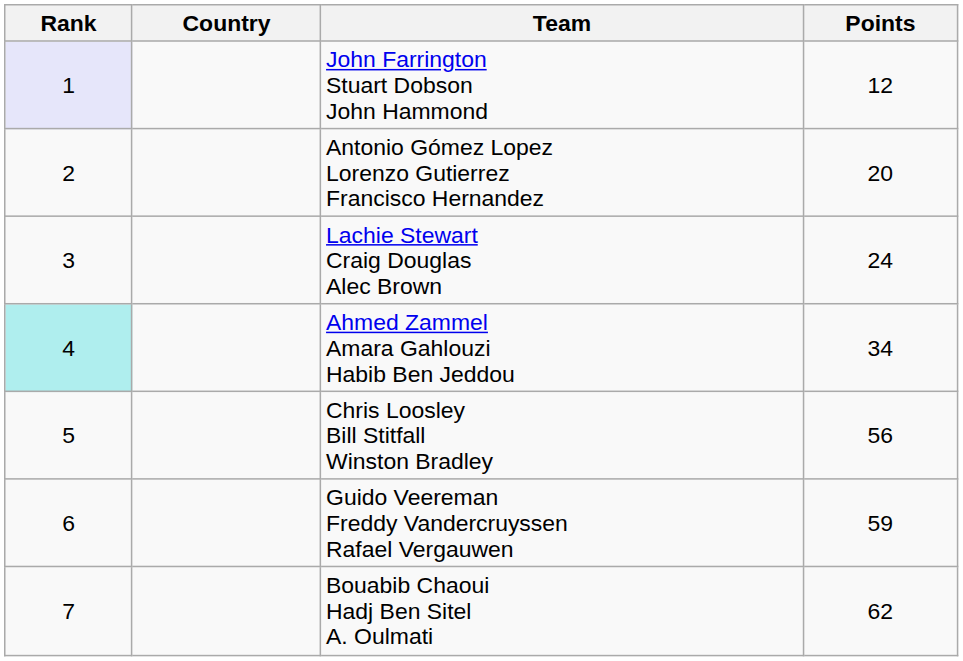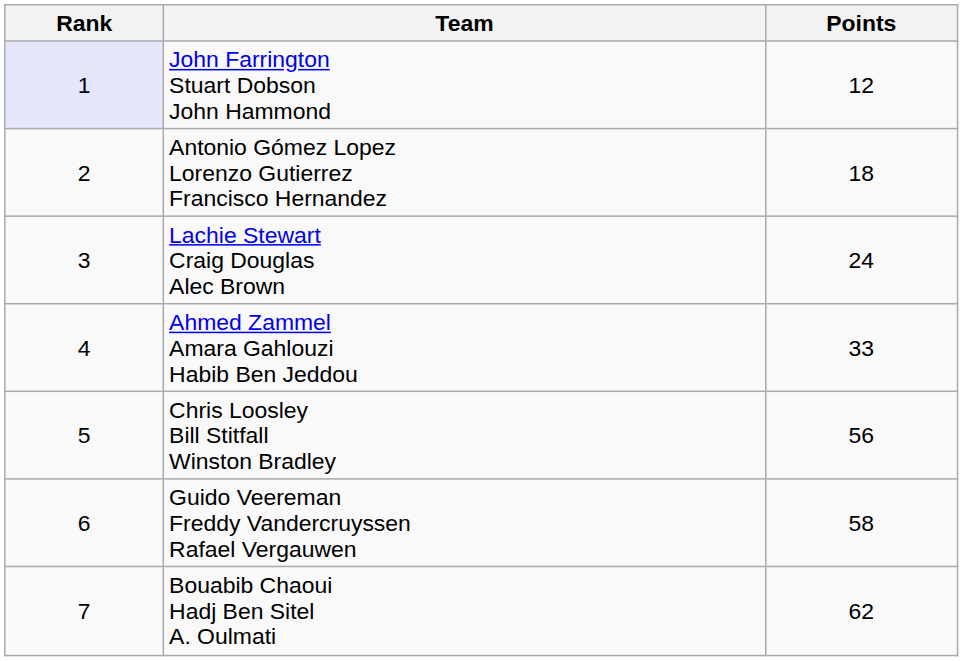- column: (227, 23)
(880, 173) 20 -> (861, 173) 18
(69, 348) paleturquoise background -> (84, 348) no background
(880, 348) 34 -> (861, 348) 33
(880, 523) 59 -> (861, 523) 58
